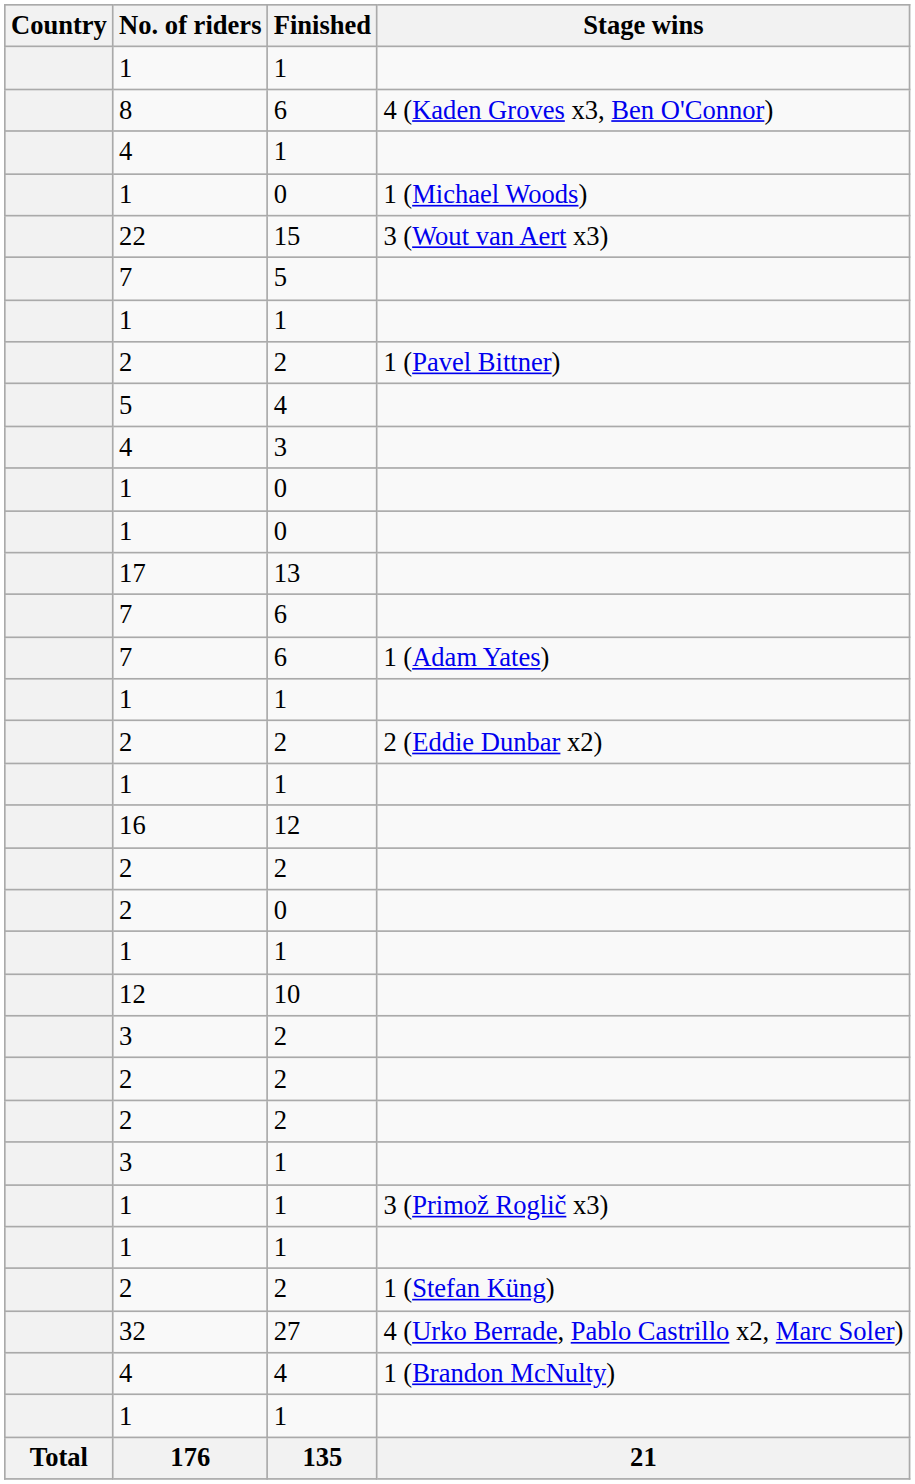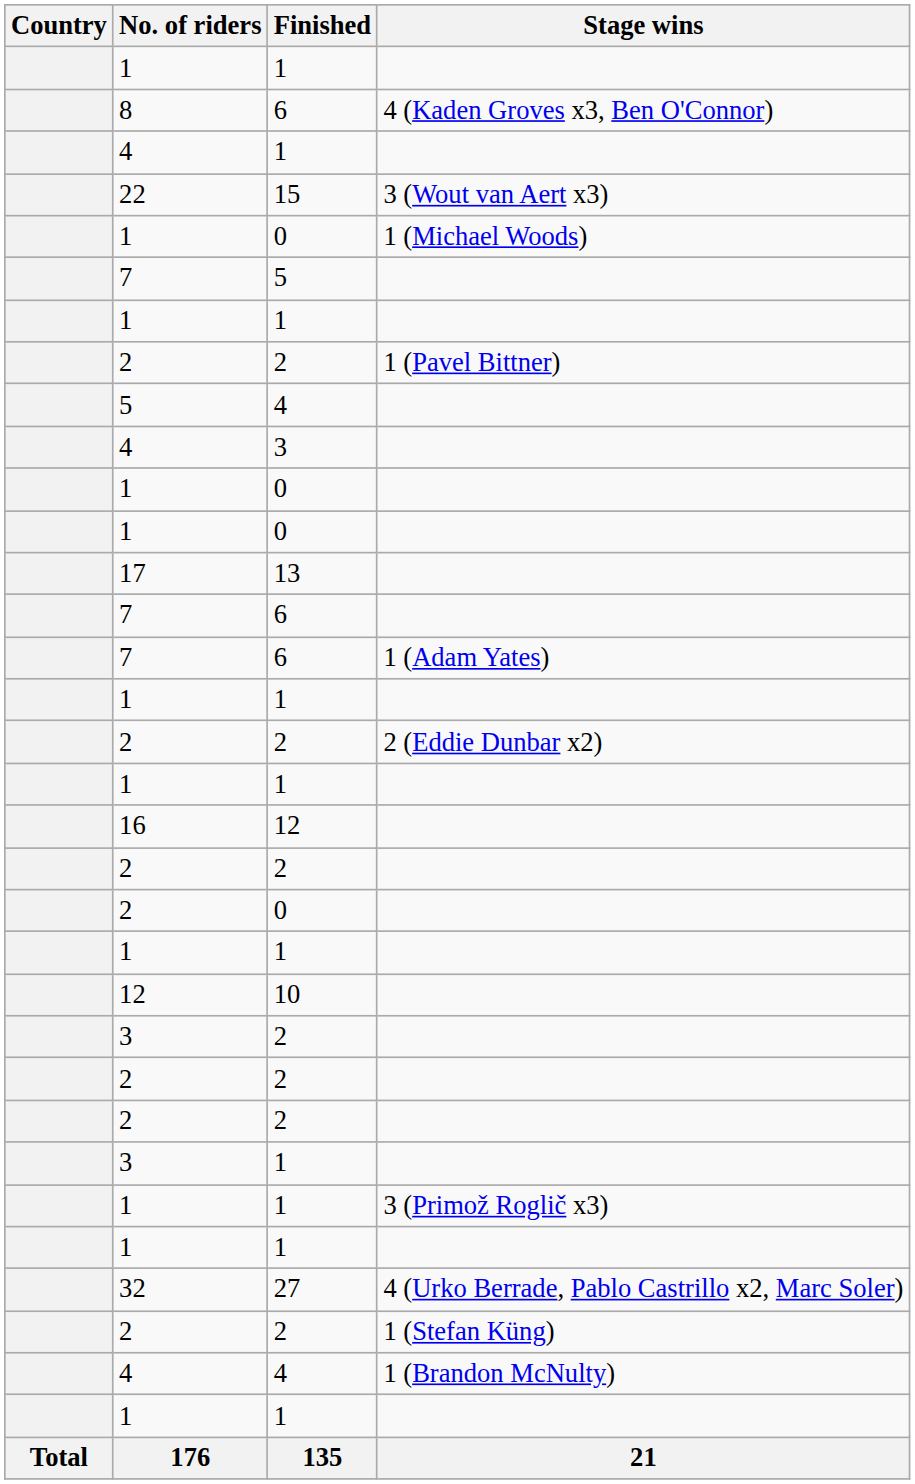rows swapped: (132, 236) <-> (126, 194)
rows swapped: (132, 1331) <-> (126, 1289)
